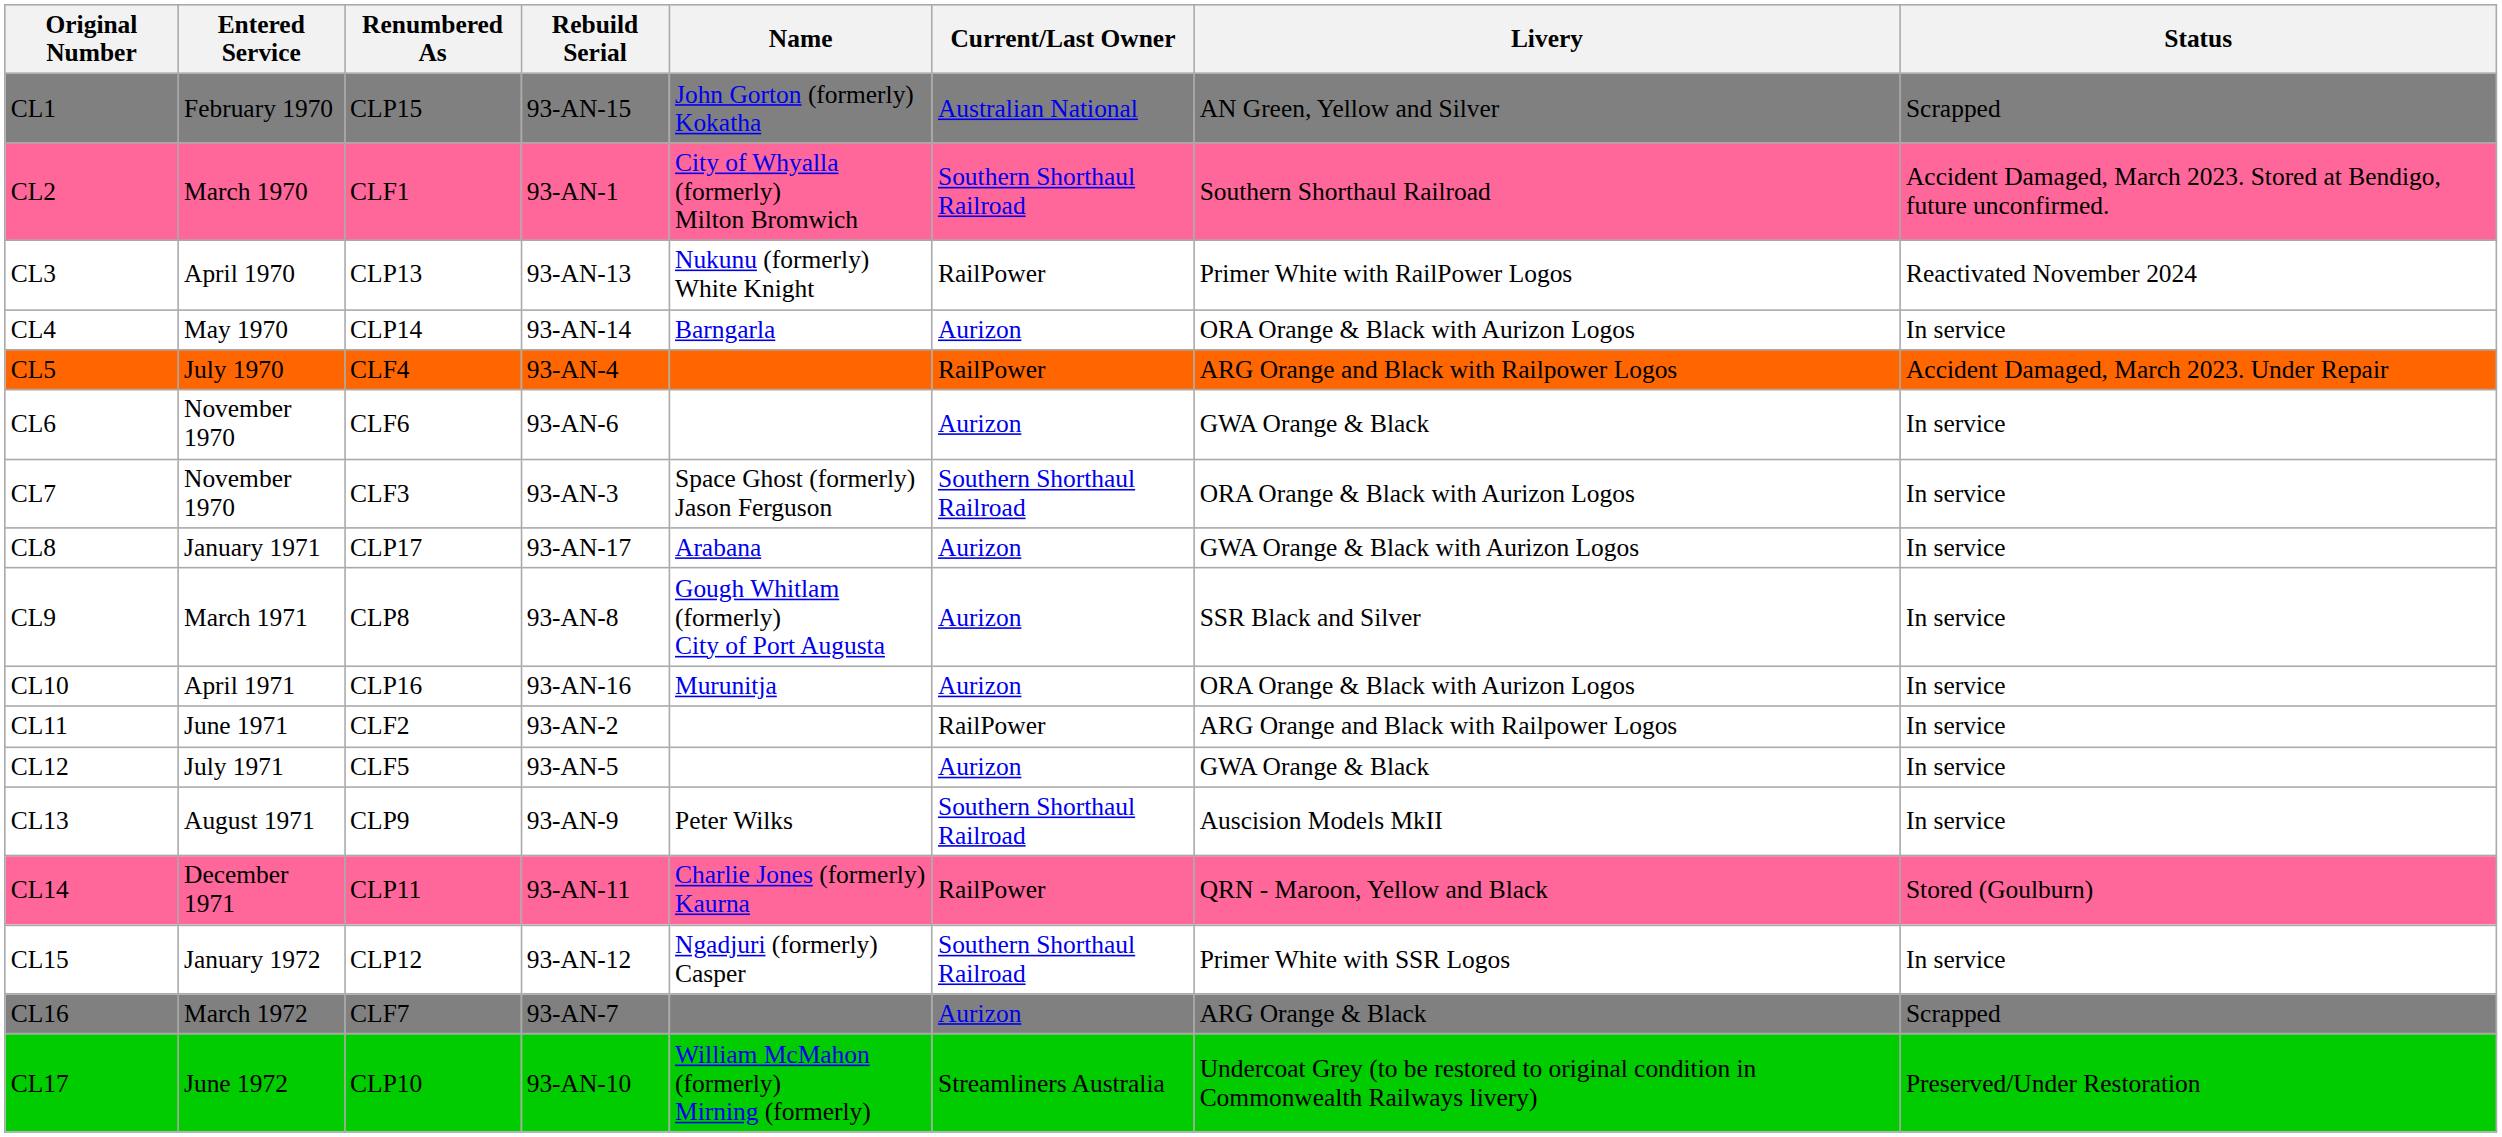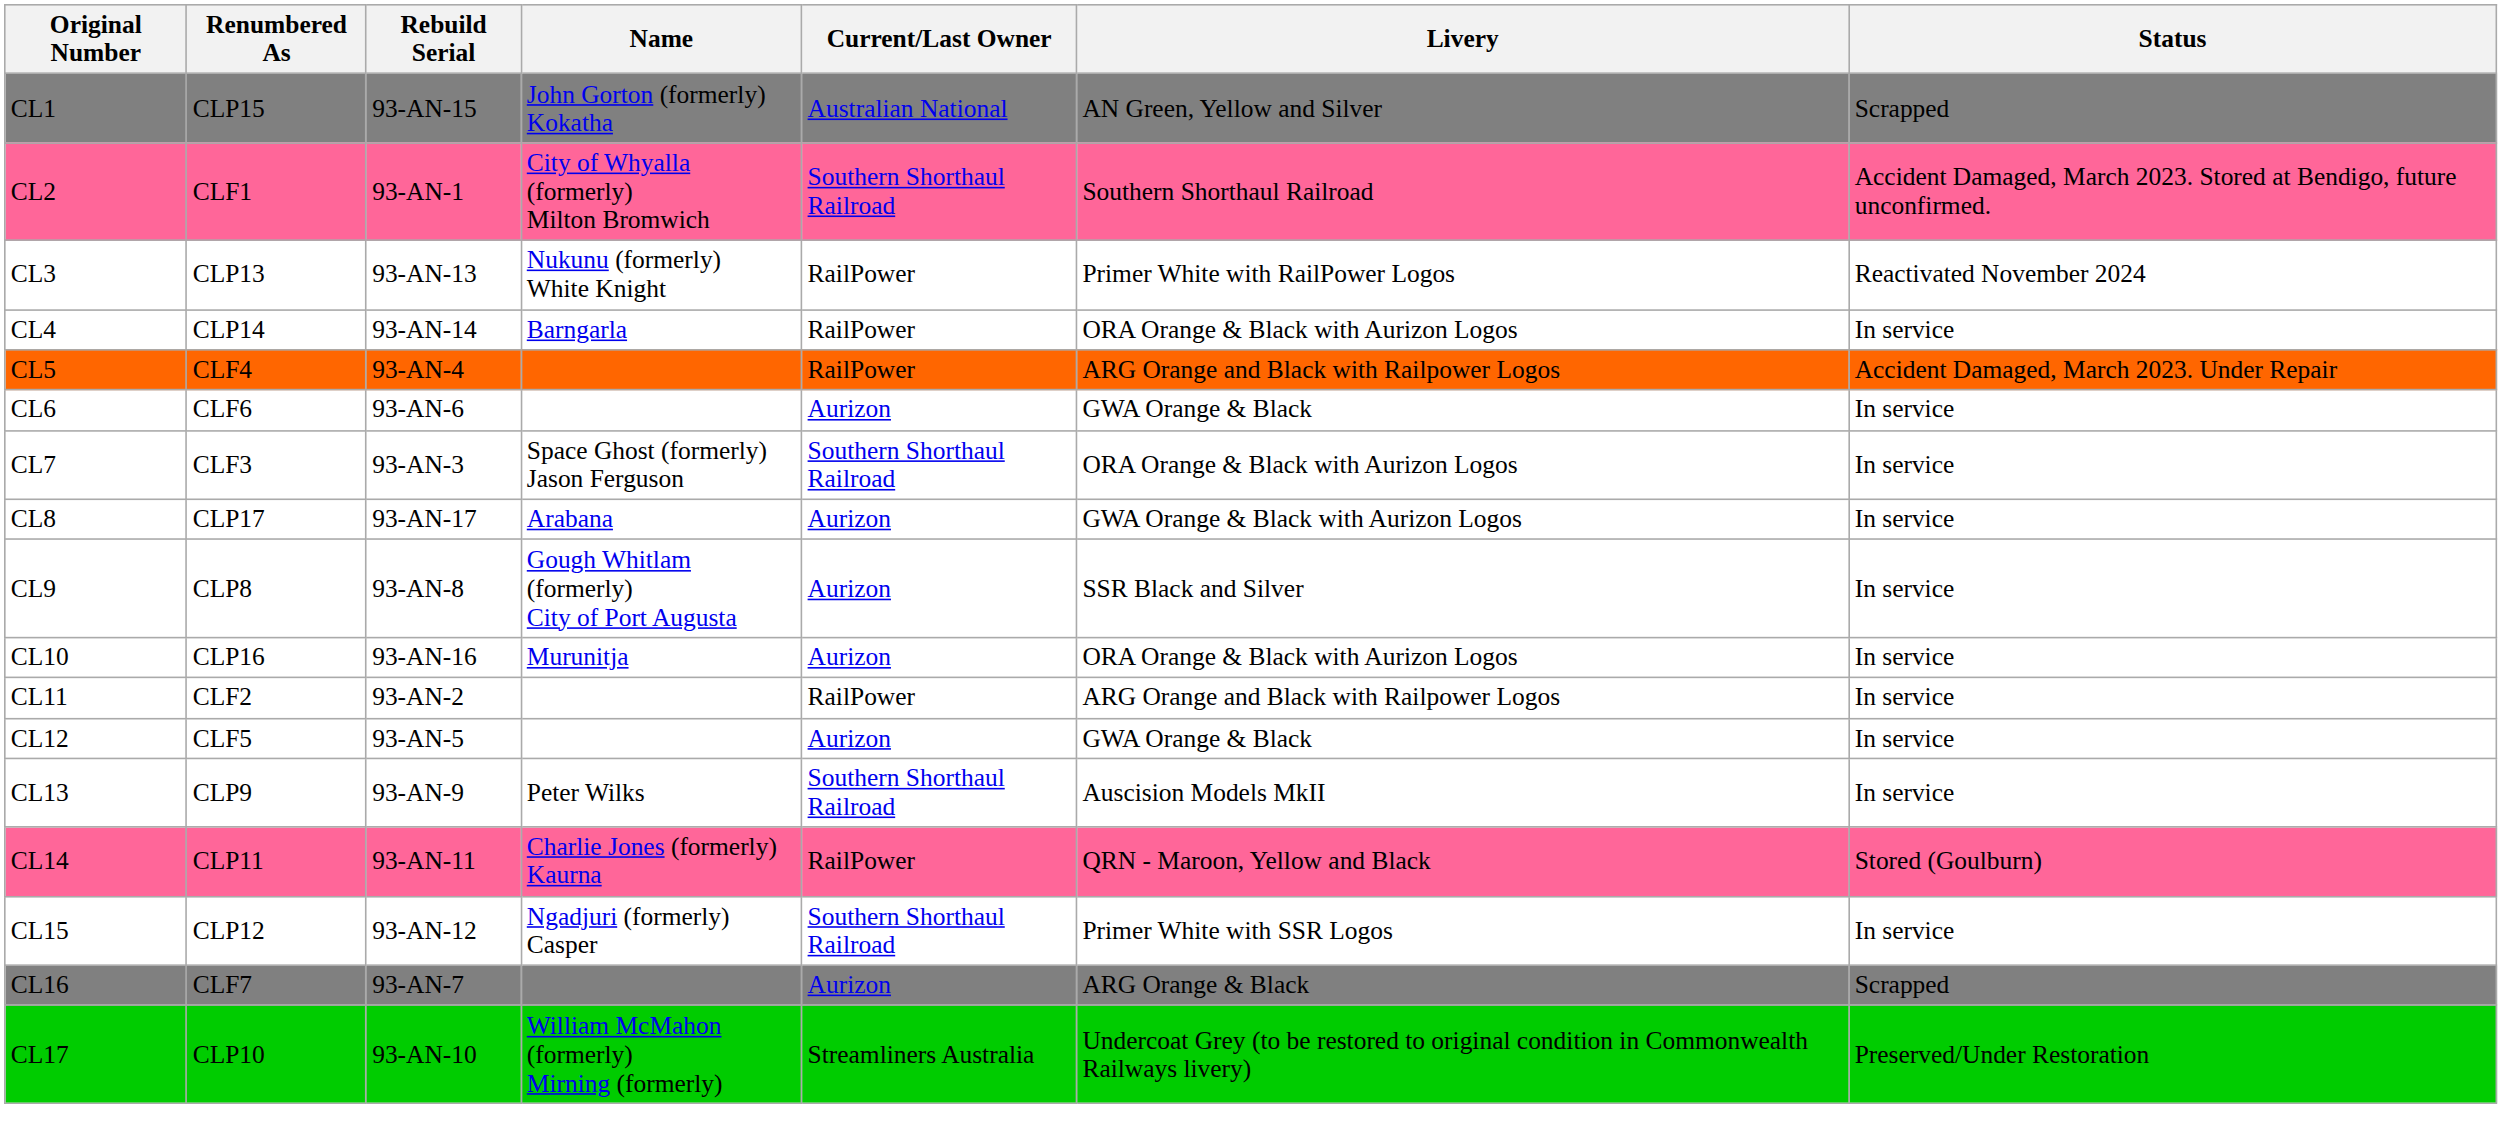- column: (261, 38)
(980, 329) Aurizon -> (861, 329) RailPower
